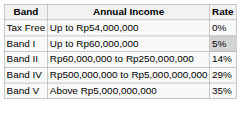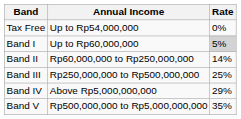+ row: (24, 75)
(129, 75) Rp500,000,000 to Rp5,000,000,000 -> (103, 91) Above Rp5,000,000,000
(103, 91) Above Rp5,000,000,000 -> (129, 106) Rp500,000,000 to Rp5,000,000,000
